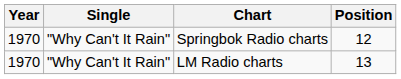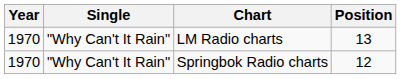rows swapped: (252, 39) <-> (230, 62)
